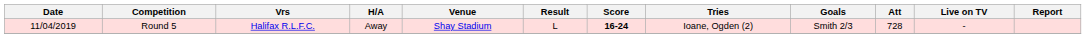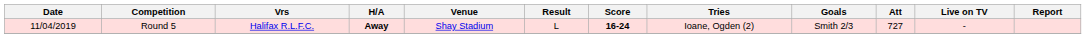(376, 26) normal -> (376, 26) bold
(895, 26) 728 -> (895, 26) 727
